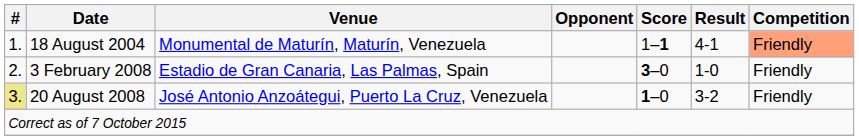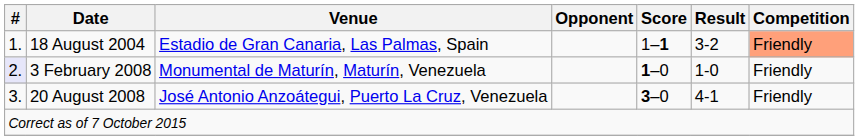(322, 44) Monumental de Maturín, Maturín, Venezuela -> (324, 44) Estadio de Gran Canaria, Las Palmas, Spain
(707, 44) 4-1 -> (707, 44) 3-2
(15, 70) no background -> (15, 70) lavender background
(324, 70) Estadio de Gran Canaria, Las Palmas, Spain -> (322, 70) Monumental de Maturín, Maturín, Venezuela
(655, 70) 3–0 -> (655, 70) 1–0
(15, 97) khaki background -> (15, 97) no background
(655, 97) 1–0 -> (655, 97) 3–0
(707, 97) 3-2 -> (707, 97) 4-1
